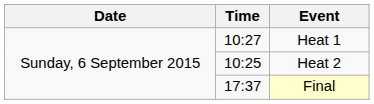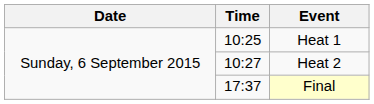(243, 39) 10:27 -> (243, 39) 10:25
(243, 63) 10:25 -> (243, 63) 10:27
